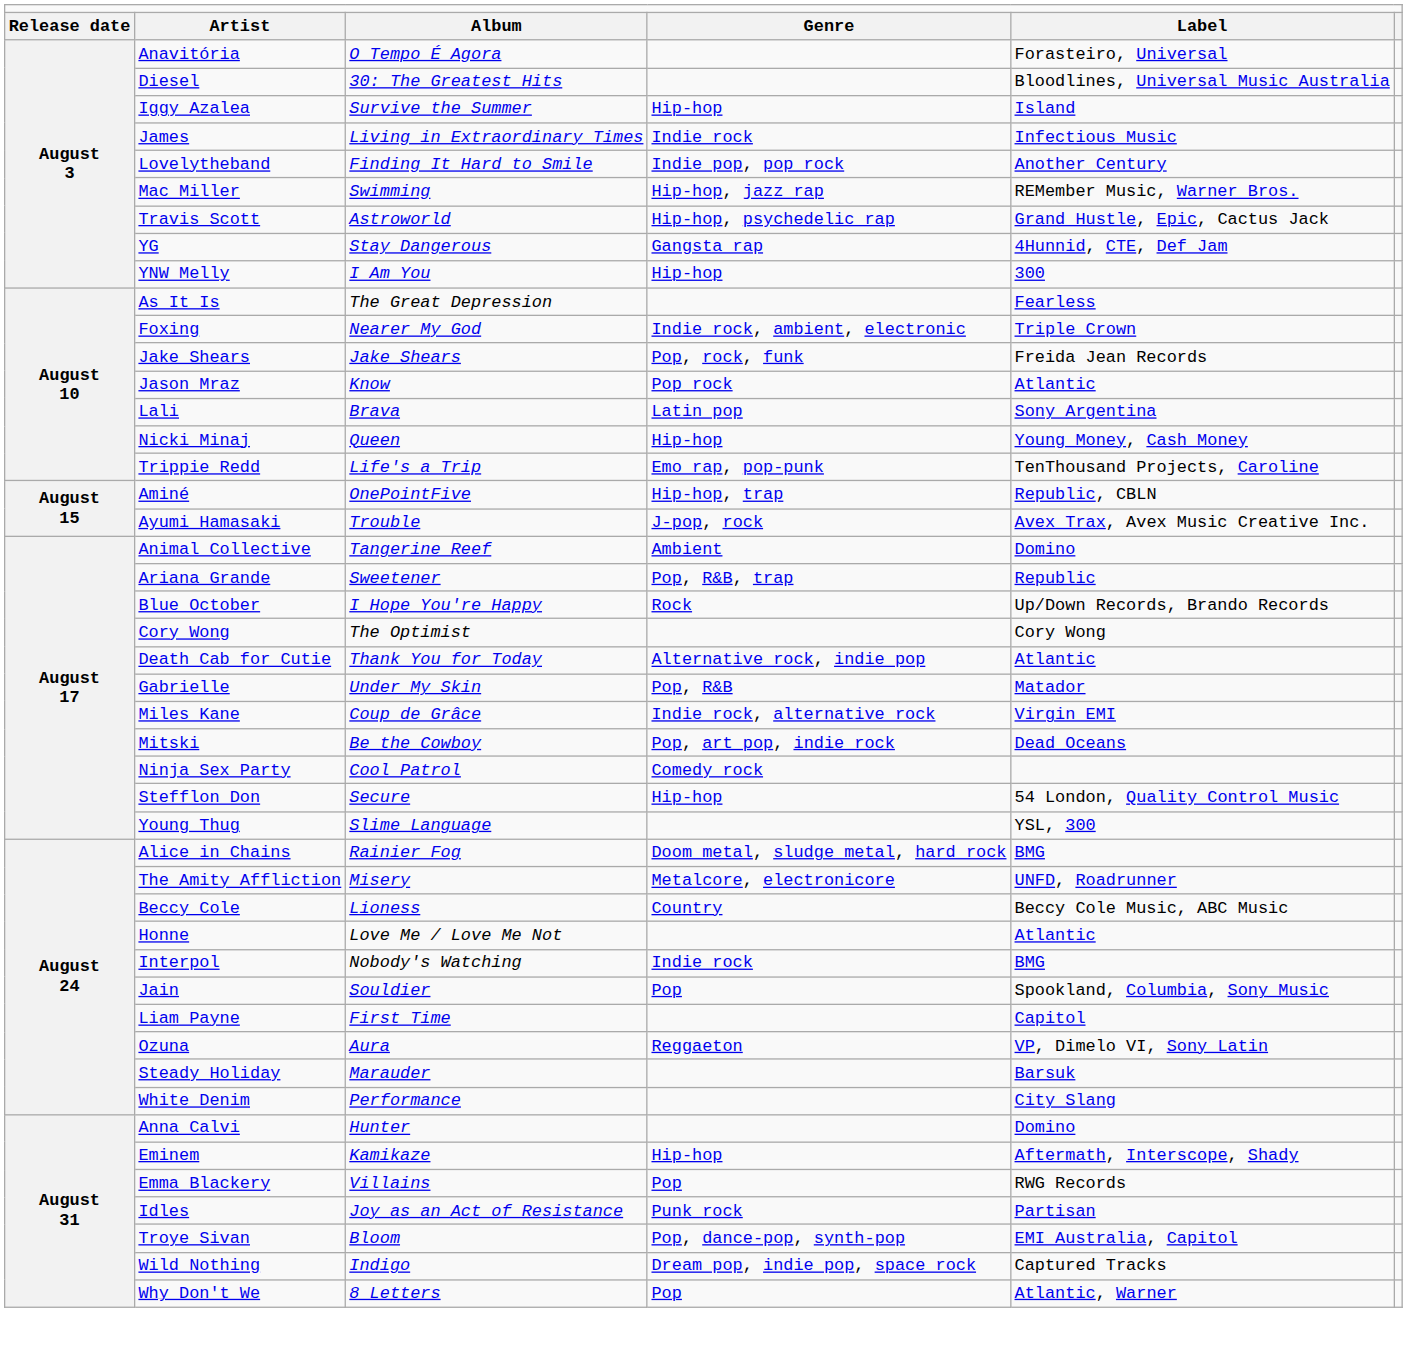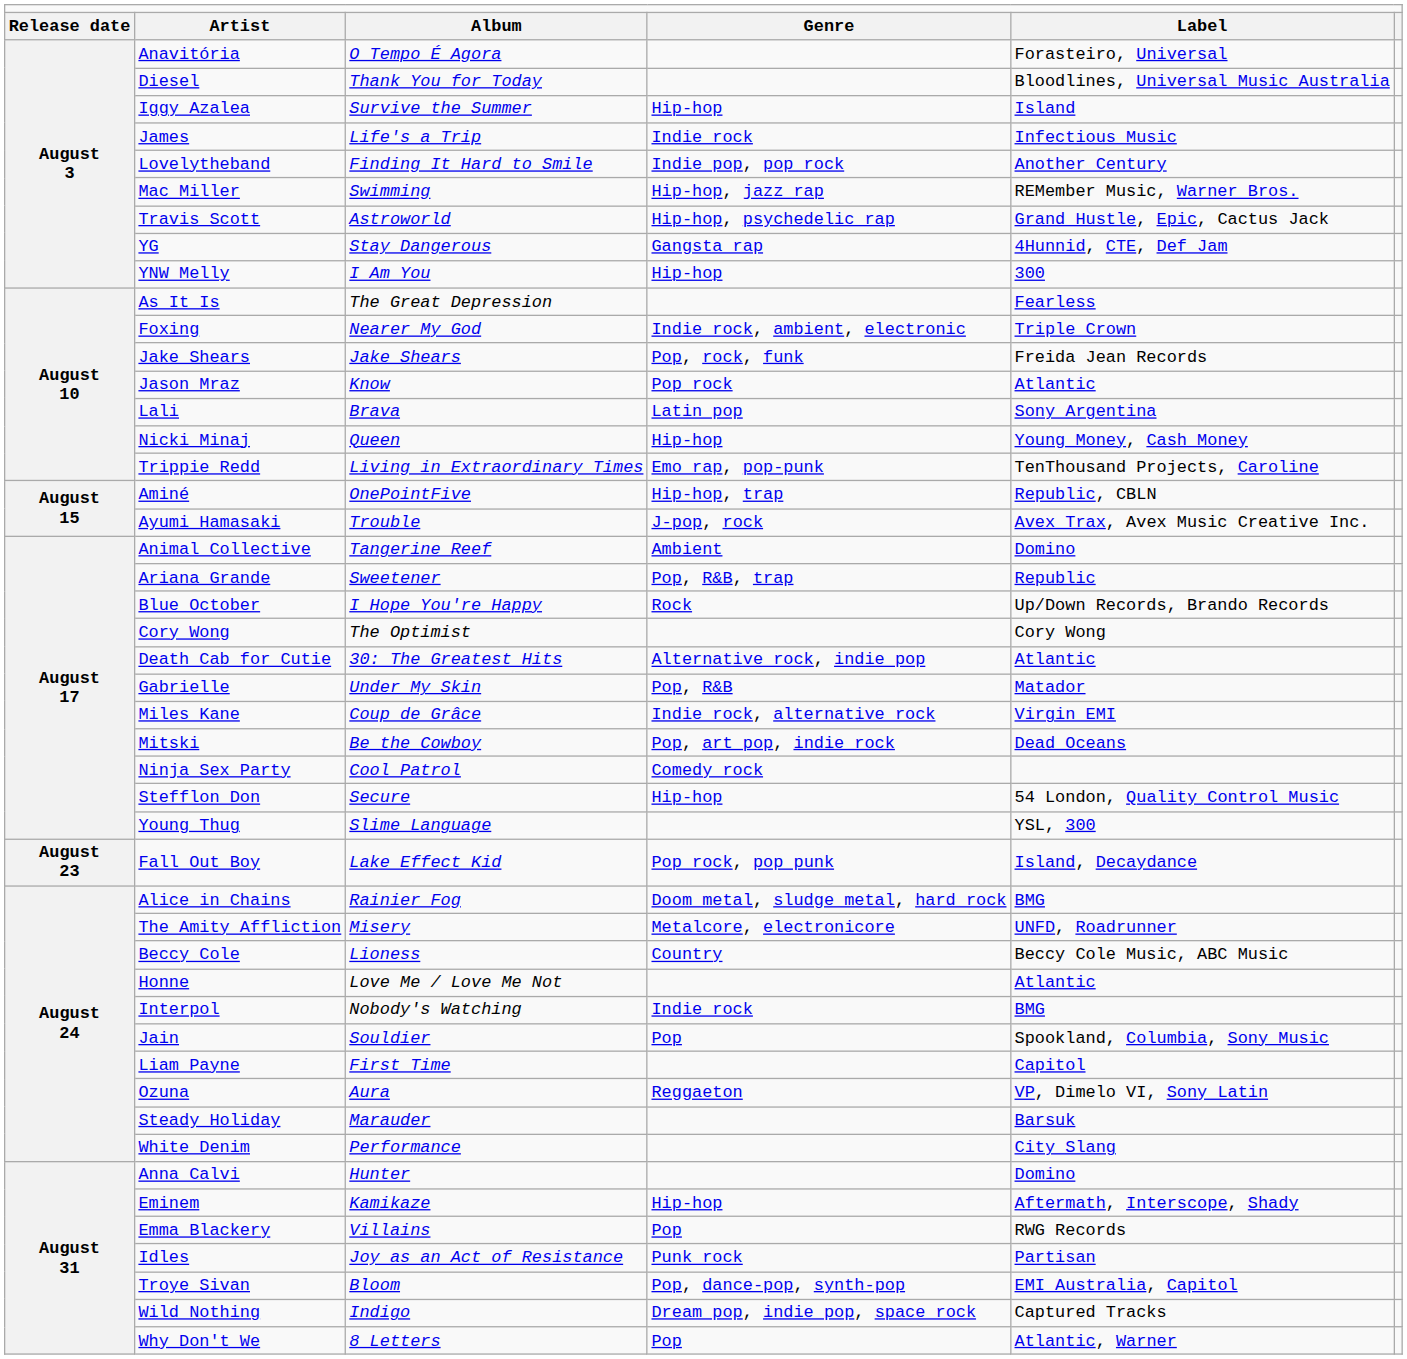(456, 82) 30: The Greatest Hits -> (446, 82) Thank You for Today
(496, 137) Living in Extraordinary Times -> (415, 137) Life's a Trip
(415, 467) Life's a Trip -> (496, 467) Living in Extraordinary Times
(446, 660) Thank You for Today -> (456, 660) 30: The Greatest Hits
+ row: (199, 863)
